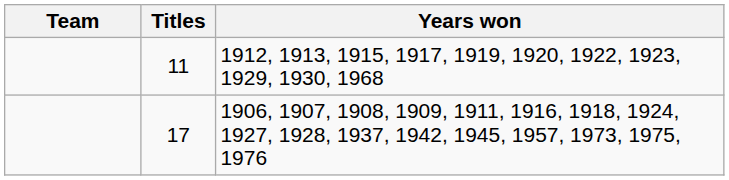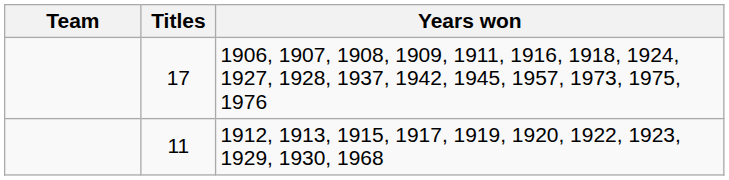rows swapped: (178, 134) <-> (178, 66)
